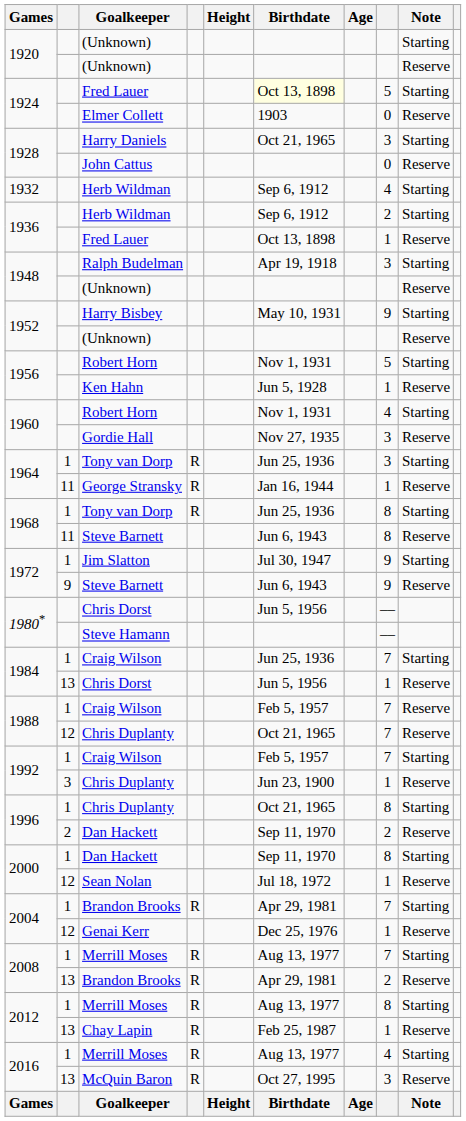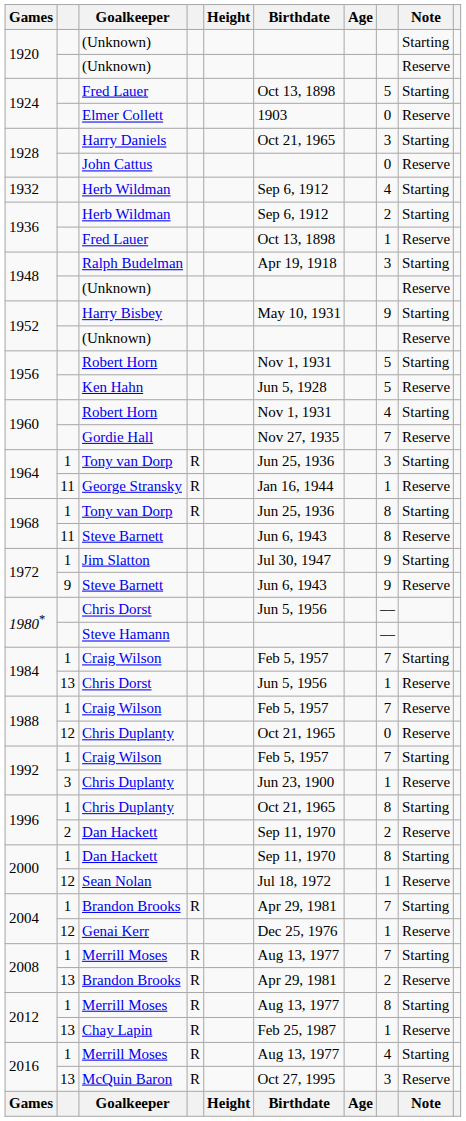(296, 91) lightyellow background -> (296, 91) no background
(387, 387) 1 -> (387, 387) 5
(387, 437) 3 -> (387, 437) 7
(296, 659) Jun 25, 1936 -> (293, 659) Feb 5, 1957
(387, 733) 7 -> (387, 733) 0
